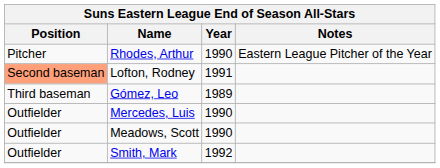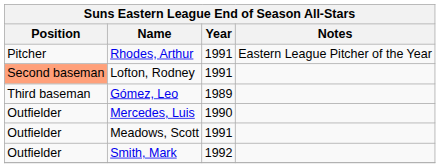(219, 53) 1990 -> (219, 53) 1991
(219, 133) 1990 -> (219, 133) 1991
